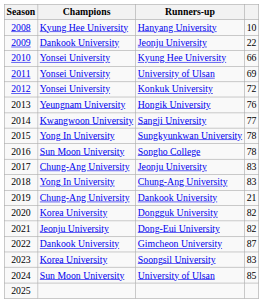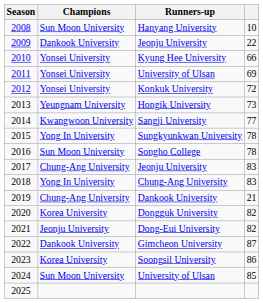(84, 27) Kyung Hee University -> (82, 27) Sun Moon University
(252, 105) 76 -> (252, 105) 73
(252, 259) 83 -> (252, 259) 86
